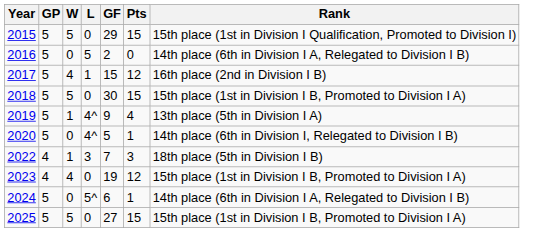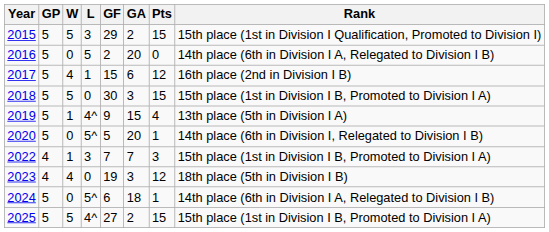+ column: (136, 14)
(88, 34) 0 -> (88, 34) 3
(91, 136) 4^ -> (91, 136) 5^
(238, 156) 18th place (5th in Division I B) -> (334, 156) 15th place (1st in Division I B, Promoted to Division I A)
(309, 177) 15th place (1st in Division I B, Promoted to Division I A) -> (263, 177) 18th place (5th in Division I B)
(88, 217) 0 -> (91, 217) 4^
